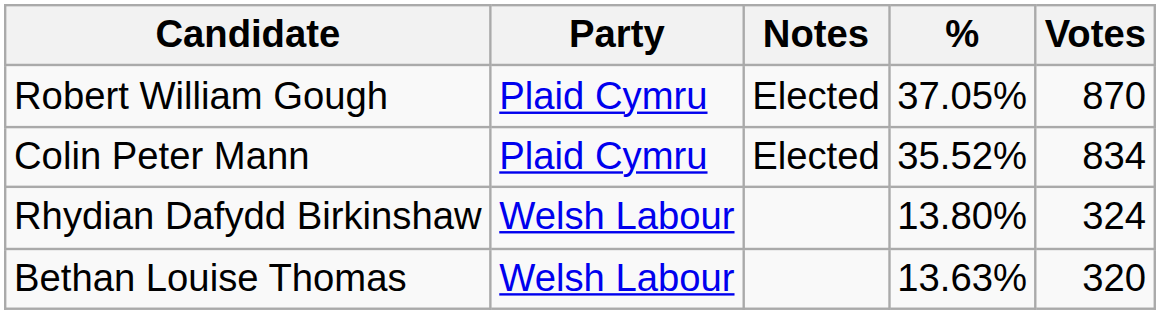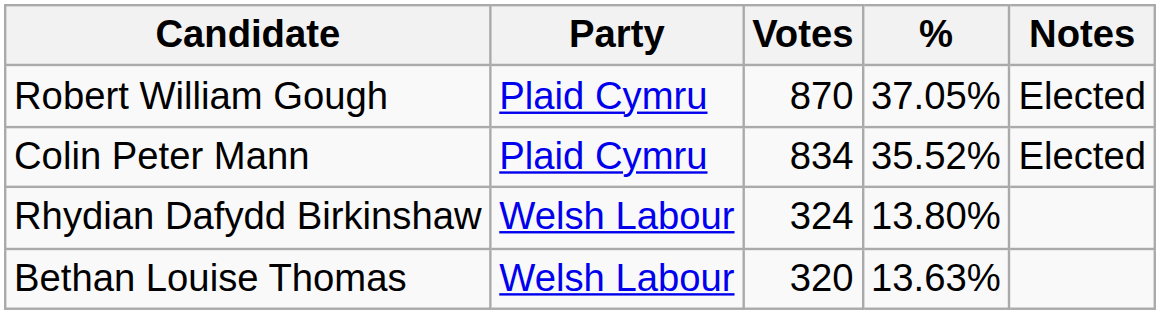columns swapped: (1095, 34) <-> (816, 34)
